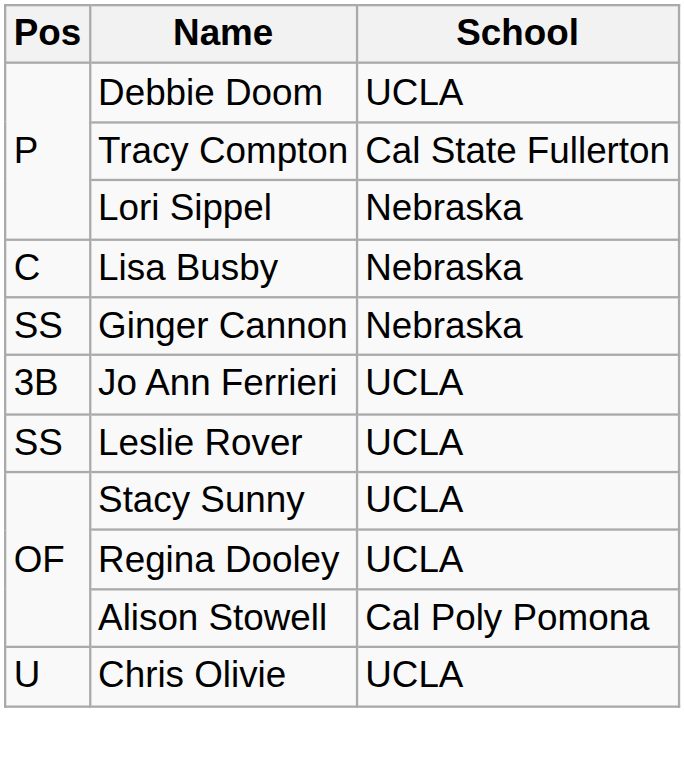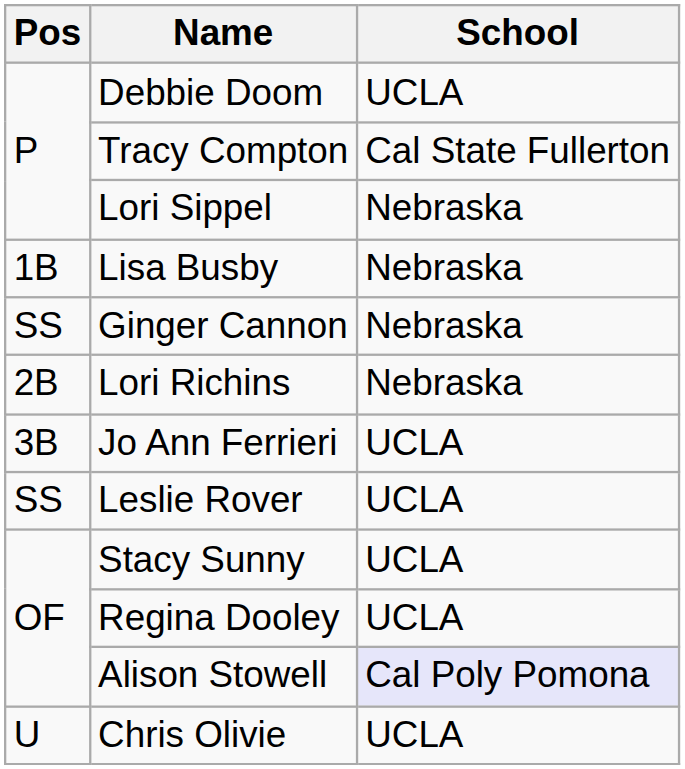(27, 267) C -> (36, 267) 1B
+ row: (194, 383)
(507, 617) no background -> (507, 675) lavender background
